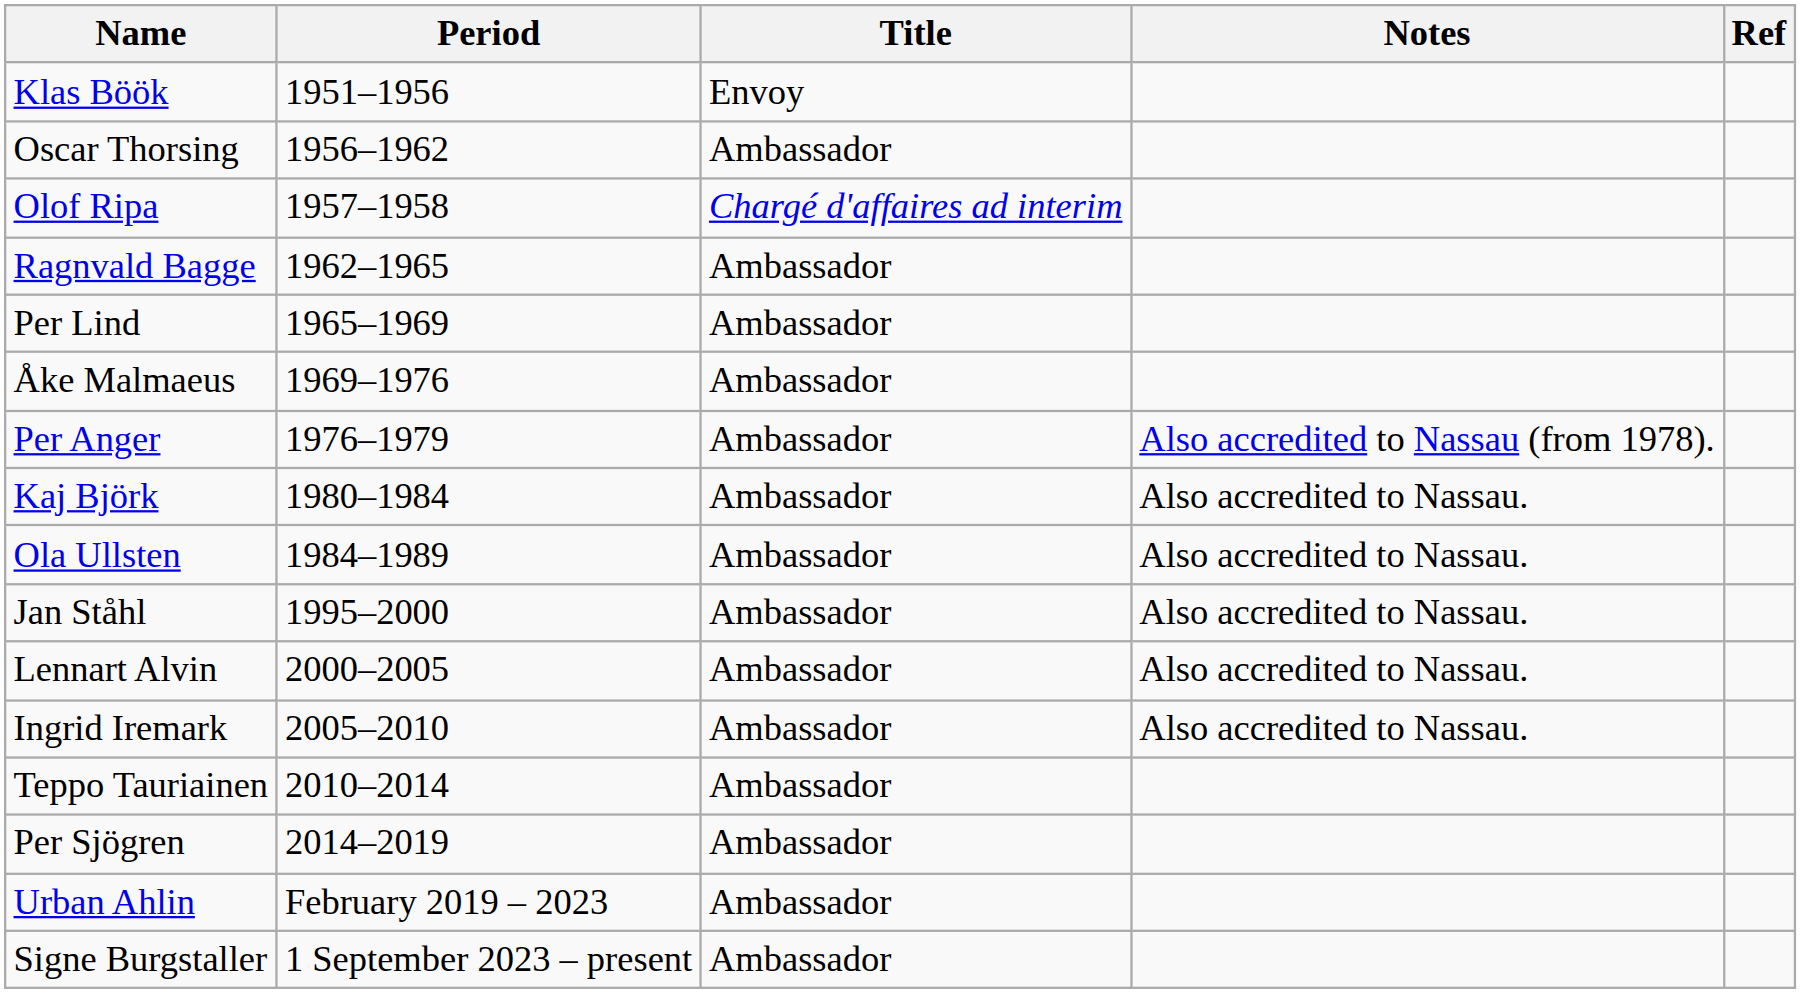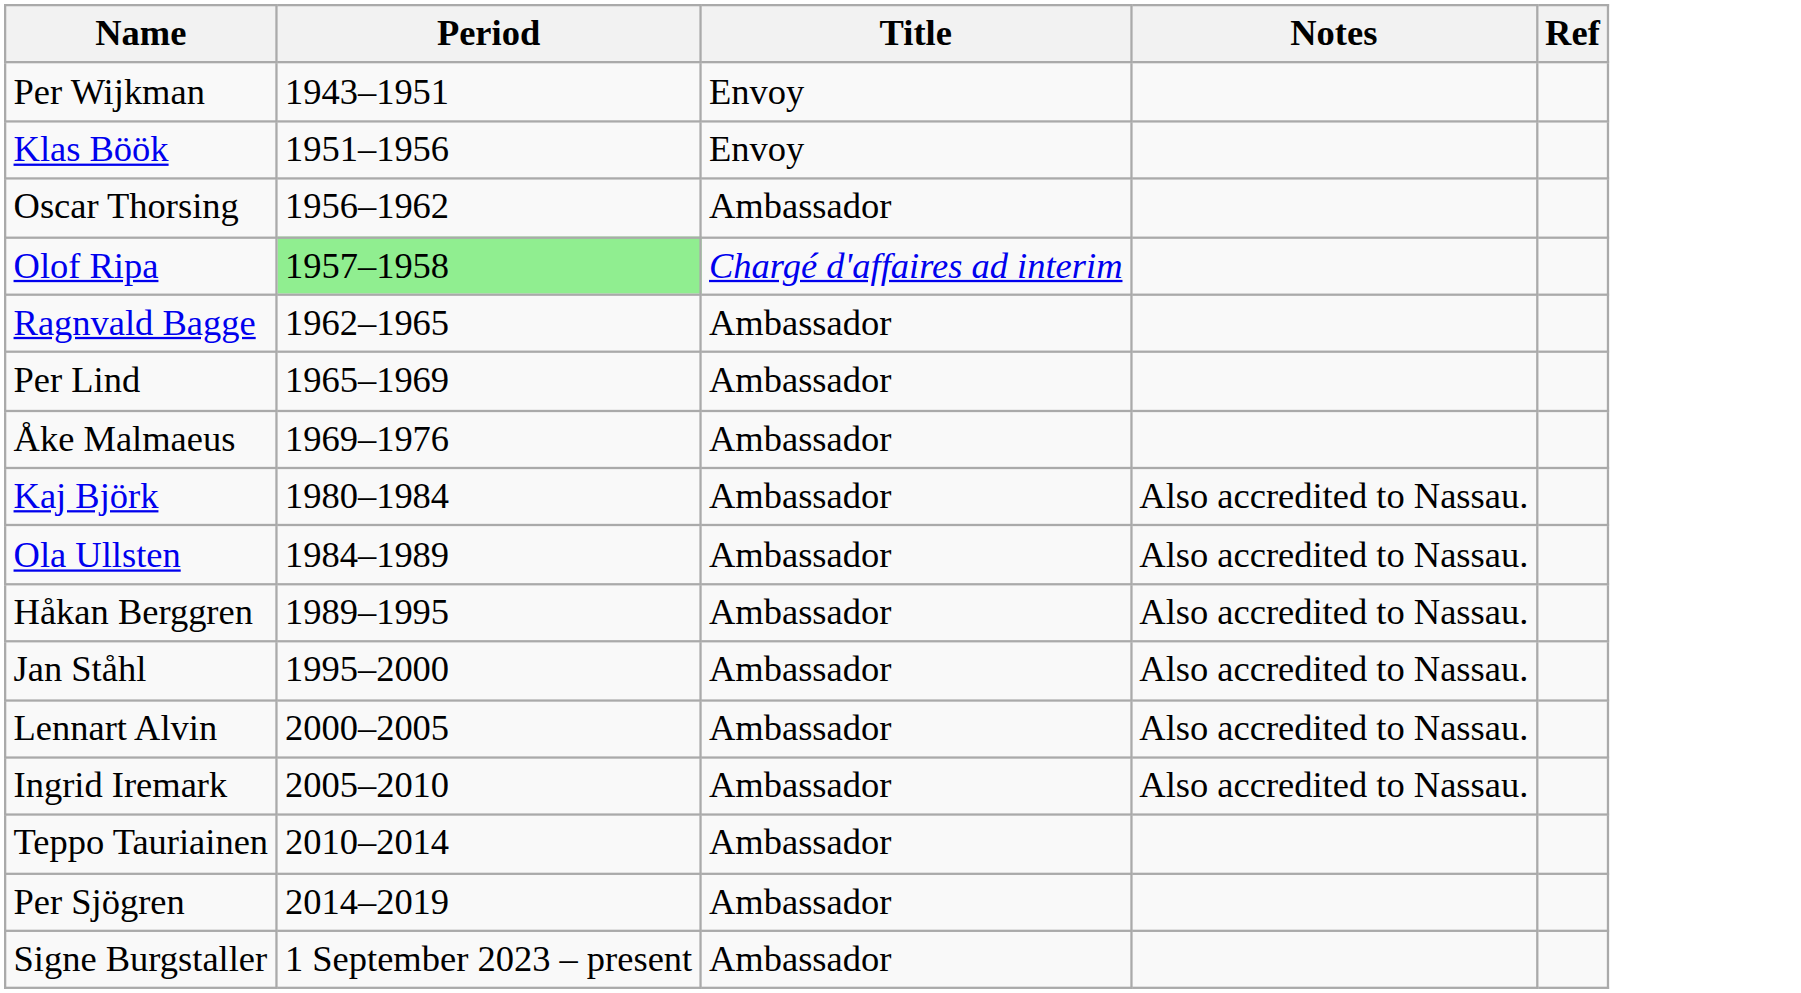+ row: (109, 91)
(367, 206) no background -> (367, 264) lightgreen background
- row: (87, 438)
+ row: (133, 611)
- row: (104, 901)
